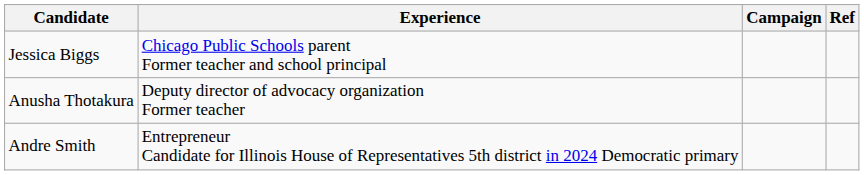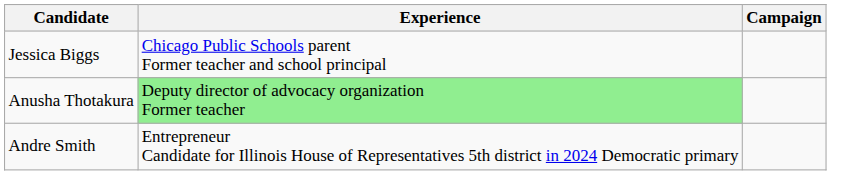- column: (842, 17)
(283, 100) no background -> (283, 100) lightgreen background
